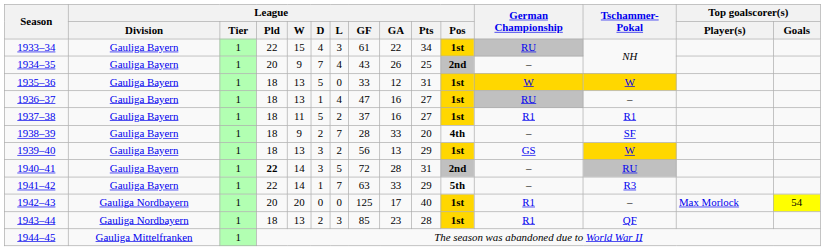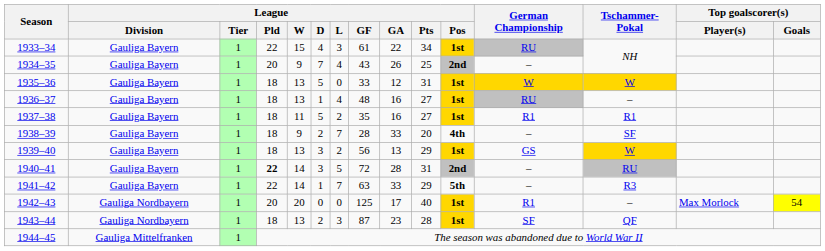(364, 99) 47 -> (364, 99) 48
(364, 116) 37 -> (364, 116) 35
(364, 220) 85 -> (364, 220) 87
(529, 220) R1 -> (529, 220) SF
